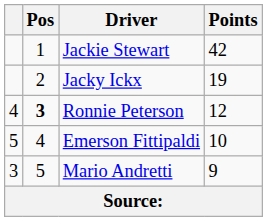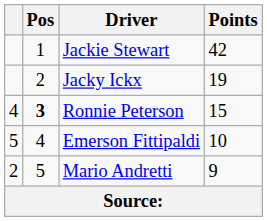(218, 110) 12 -> (218, 110) 15
(13, 171) 3 -> (13, 171) 2
